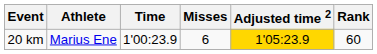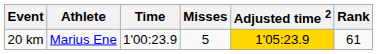(205, 40) 6 -> (205, 40) 5
(353, 40) 60 -> (353, 40) 61
